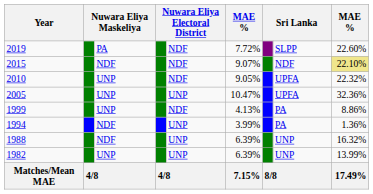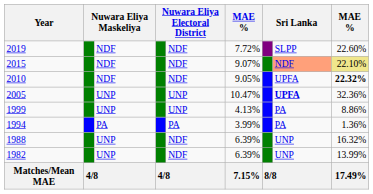(102, 48) PA -> (106, 48) NDF
(285, 64) no background -> (284, 64) lightsalmon background
(106, 79) UNP -> (106, 79) NDF
(351, 79) normal -> (351, 79) bold
(287, 94) normal -> (287, 94) bold
(178, 109) NDF -> (178, 109) UNP
(106, 125) NDF -> (102, 125) PA
(178, 125) UNP -> (174, 125) PA
(106, 140) NDF -> (106, 140) UNP
(178, 140) UNP -> (178, 140) NDF
(178, 155) UNP -> (178, 155) NDF
